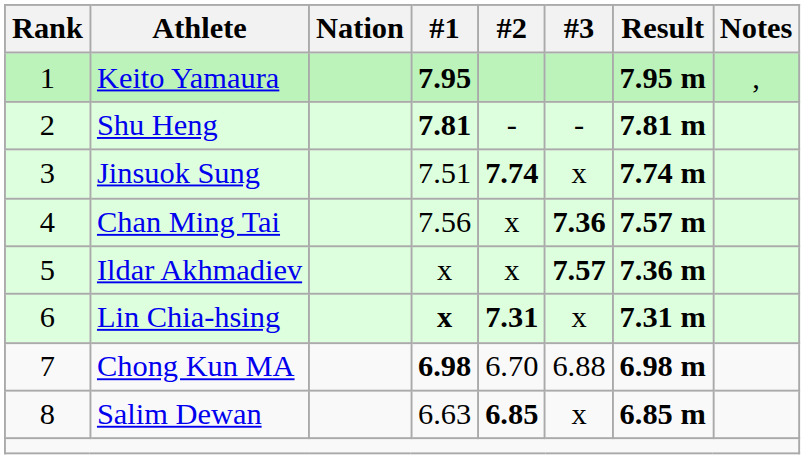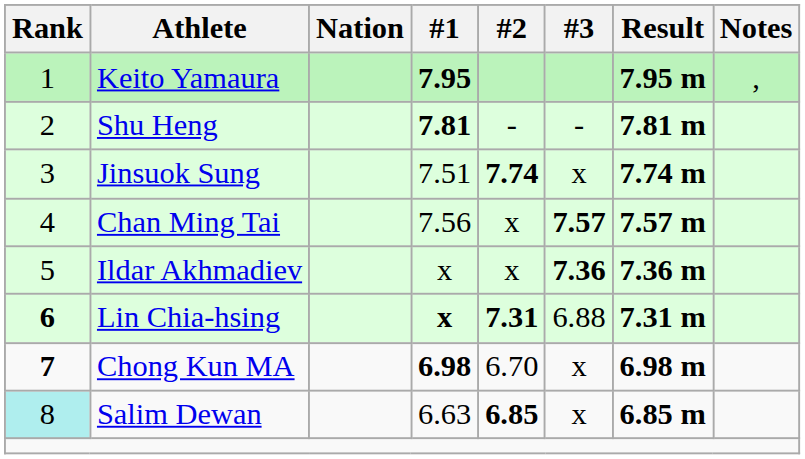(579, 221) 7.36 -> (579, 221) 7.57
(579, 269) 7.57 -> (579, 269) 7.36
(47, 317) normal -> (47, 317) bold
(579, 317) x -> (579, 317) 6.88
(47, 366) normal -> (47, 366) bold
(579, 366) 6.88 -> (579, 366) x
(47, 414) no background -> (47, 414) paleturquoise background
